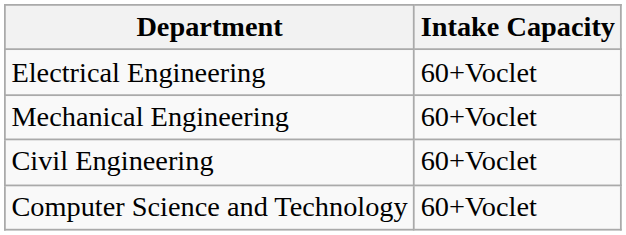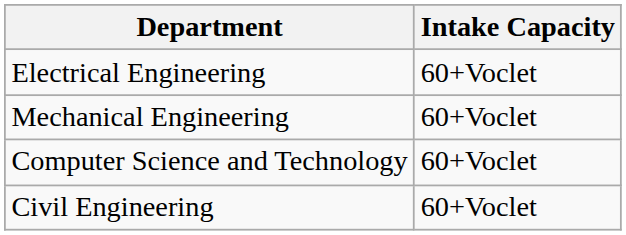rows swapped: (210, 206) <-> (112, 161)
